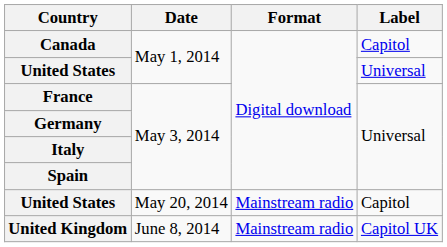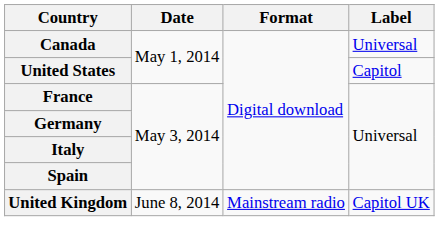(385, 44) Capitol -> (385, 44) Universal
(393, 70) Universal -> (377, 70) Capitol
- row: (68, 202)
